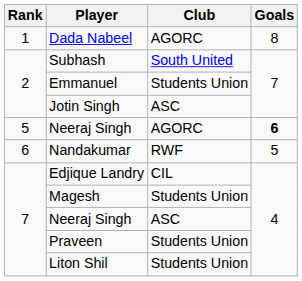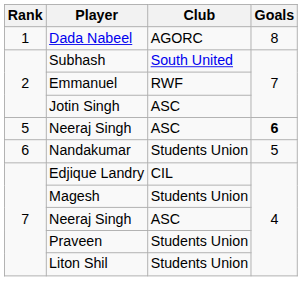(199, 83) Students Union -> (167, 83) RWF
(177, 128) AGORC -> (165, 128) ASC
(167, 151) RWF -> (199, 151) Students Union
